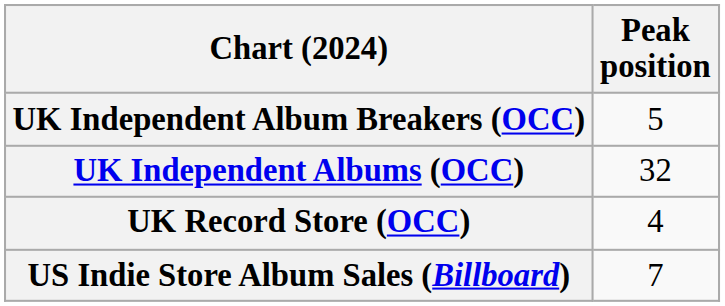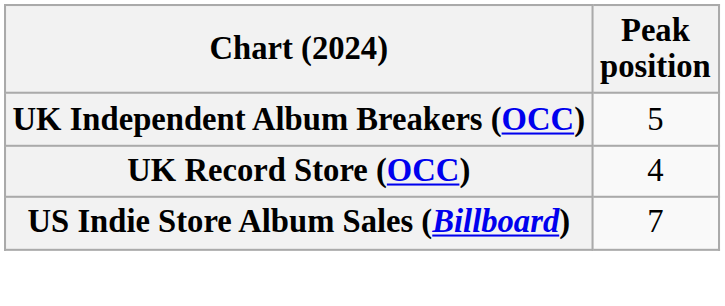- row: (299, 170)
